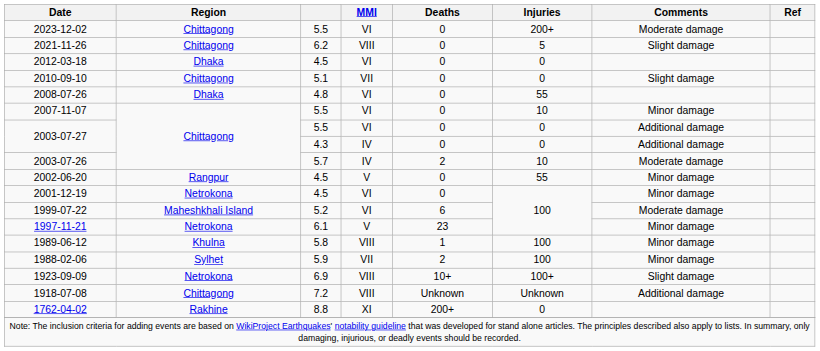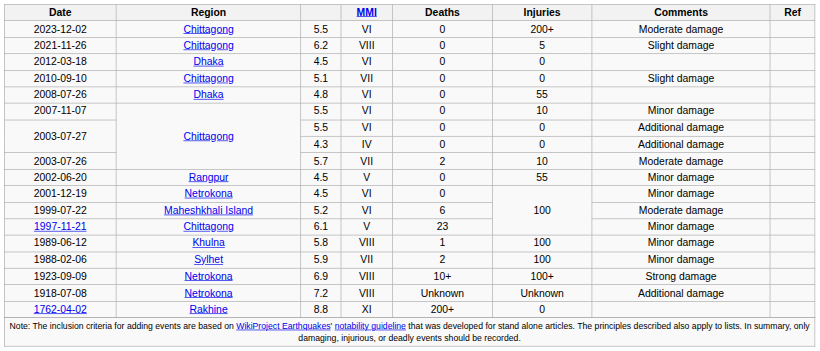(367, 161) IV -> (367, 161) VII
(209, 227) Netrokona -> (209, 227) Chittagong
(681, 276) Slight damage -> (681, 276) Strong damage
(209, 293) Chittagong -> (209, 293) Netrokona
